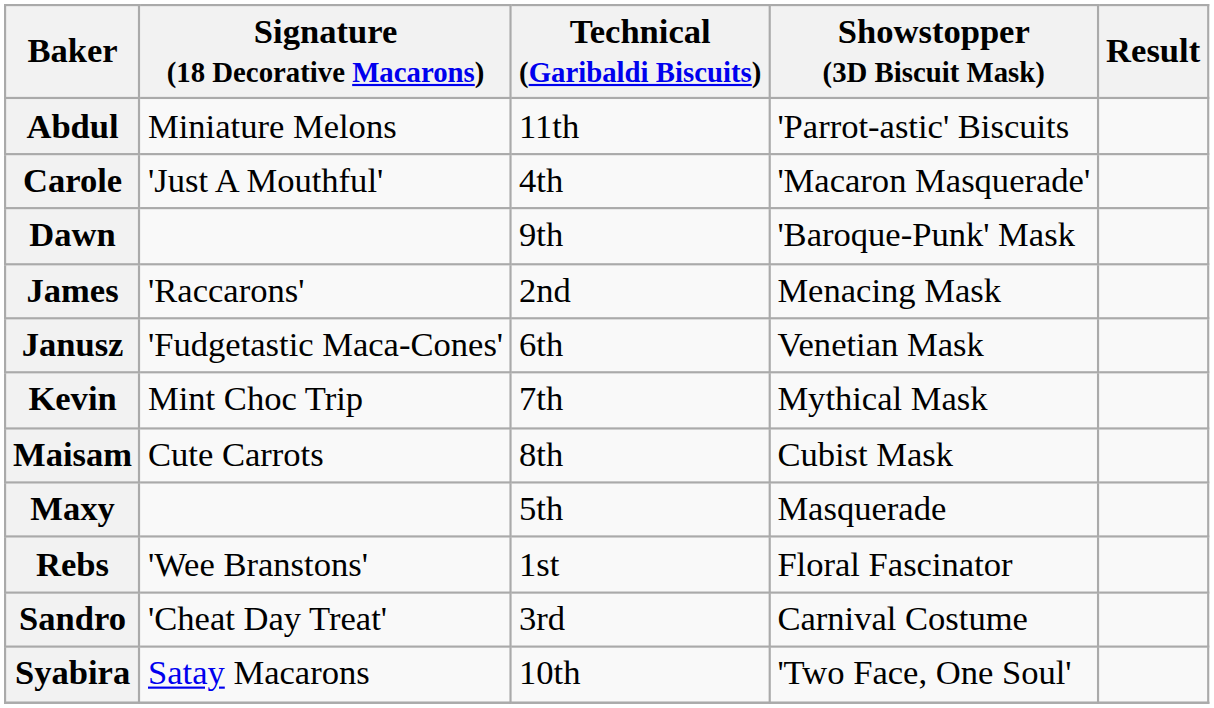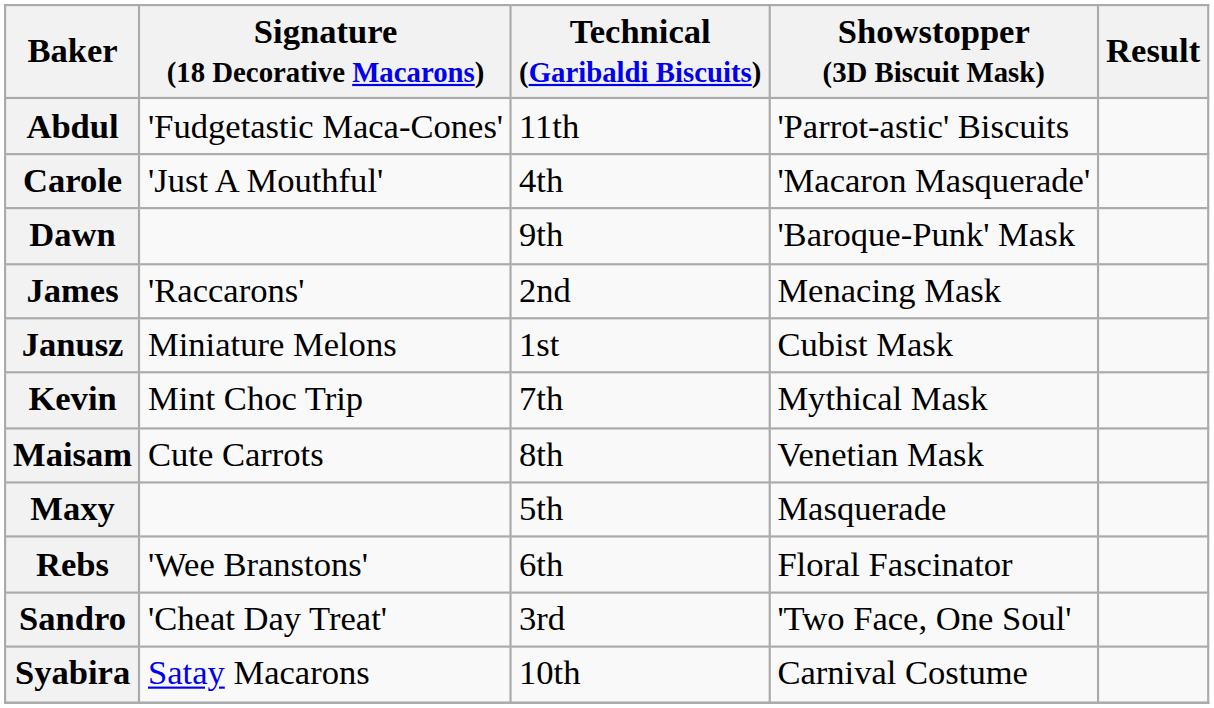(272, 125) Miniature Melons -> (326, 125) 'Fudgetastic Maca-Cones'
(326, 344) 'Fudgetastic Maca-Cones' -> (272, 344) Miniature Melons
(541, 344) 6th -> (539, 344) 1st
(881, 344) Venetian Mask -> (865, 344) Cubist Mask
(865, 454) Cubist Mask -> (881, 454) Venetian Mask
(539, 564) 1st -> (541, 564) 6th
(903, 618) Carnival Costume -> (924, 618) 'Two Face, One Soul'
(924, 673) 'Two Face, One Soul' -> (903, 673) Carnival Costume
